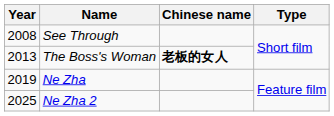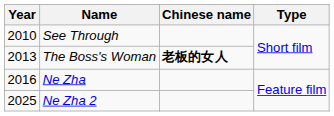(22, 35) 2008 -> (22, 35) 2010
(22, 79) 2019 -> (22, 79) 2016
